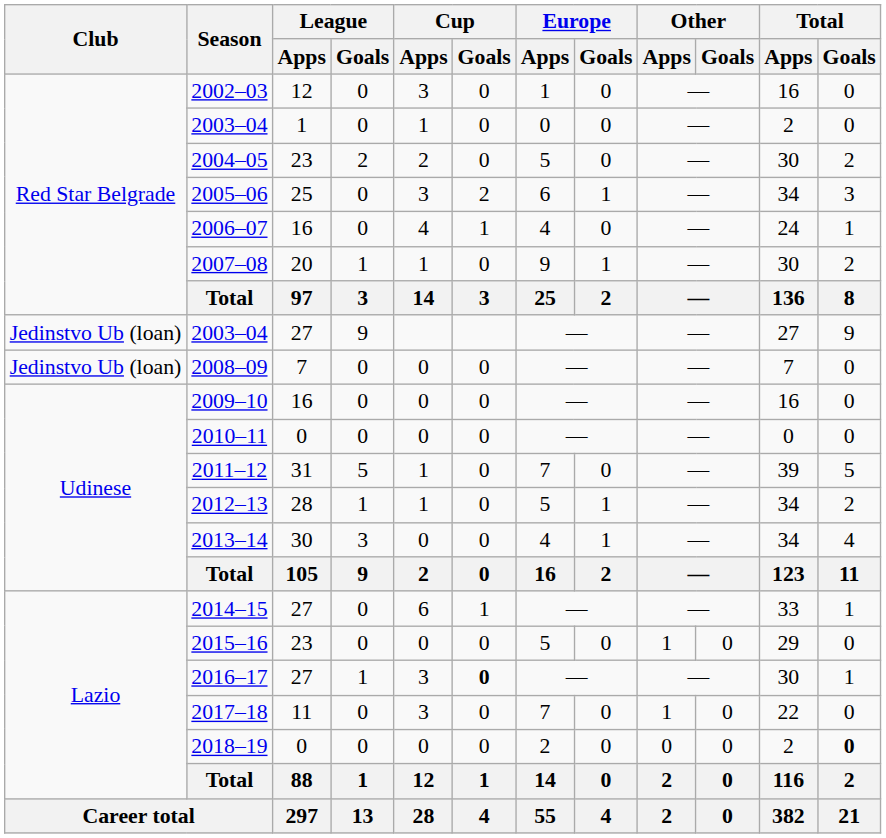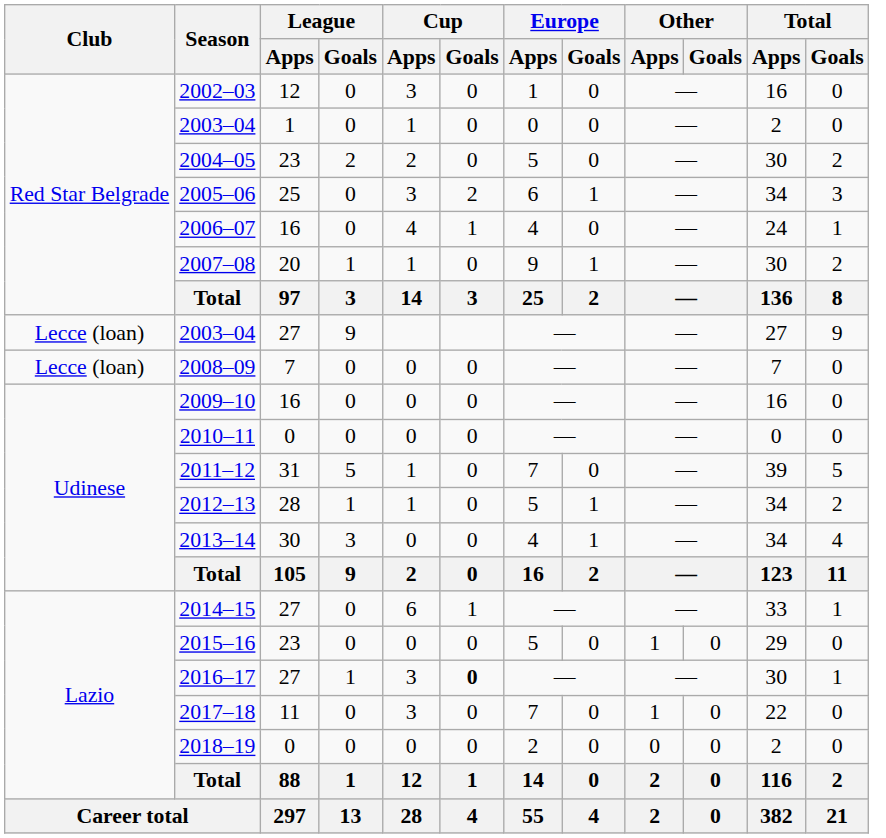(96, 332) Jedinstvo Ub (loan) -> (89, 332) Lecce (loan)
(96, 366) Jedinstvo Ub (loan) -> (89, 366) Lecce (loan)
(849, 746) bold -> (837, 746) normal
